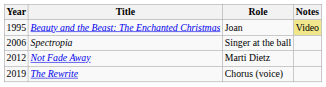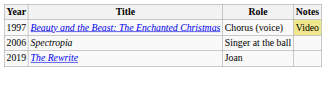(16, 27) 1995 -> (16, 27) 1997
(234, 27) Joan -> (254, 27) Chorus (voice)
- row: (61, 58)
(254, 74) Chorus (voice) -> (234, 58) Joan
